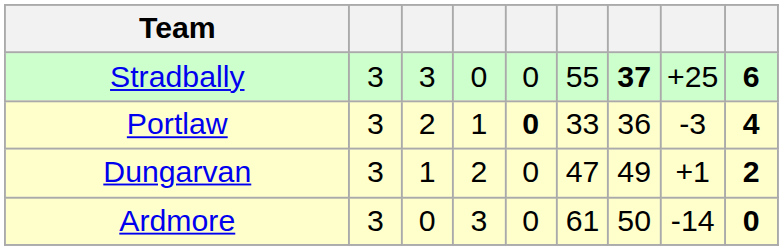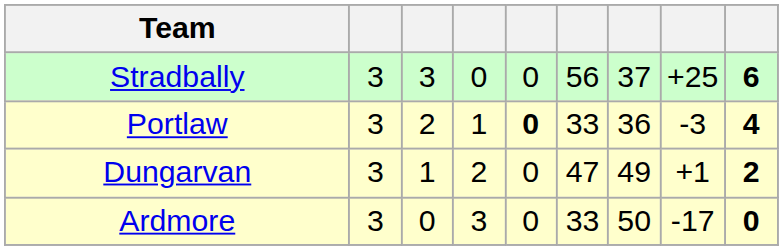(582, 76) 55 -> (582, 76) 56
(634, 76) bold -> (634, 76) normal
(582, 220) 61 -> (582, 220) 33
(693, 220) -14 -> (693, 220) -17
